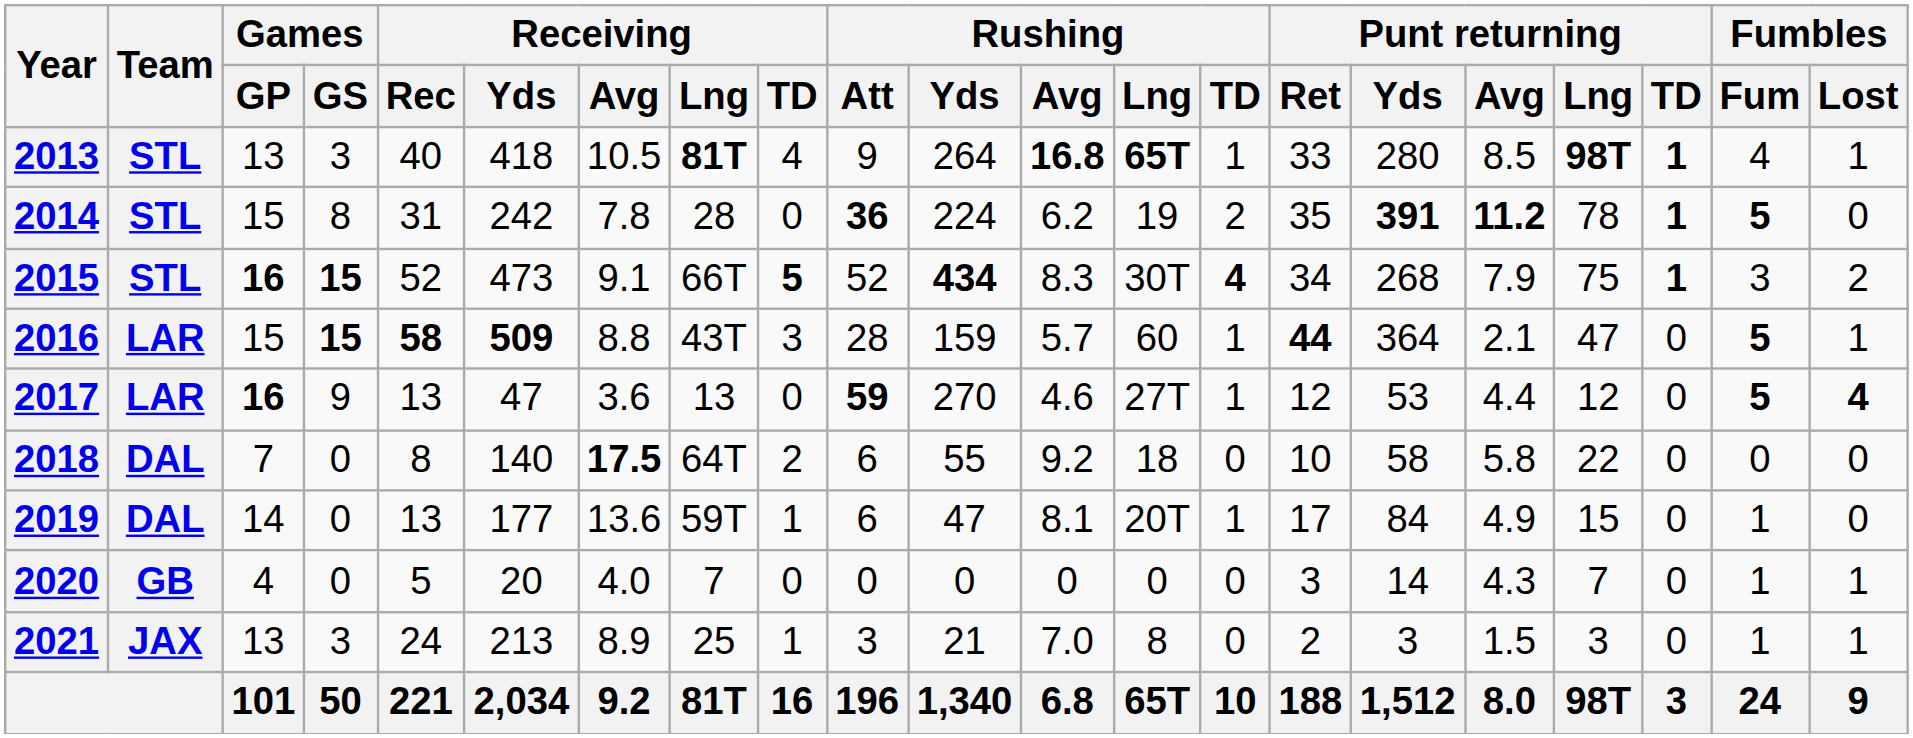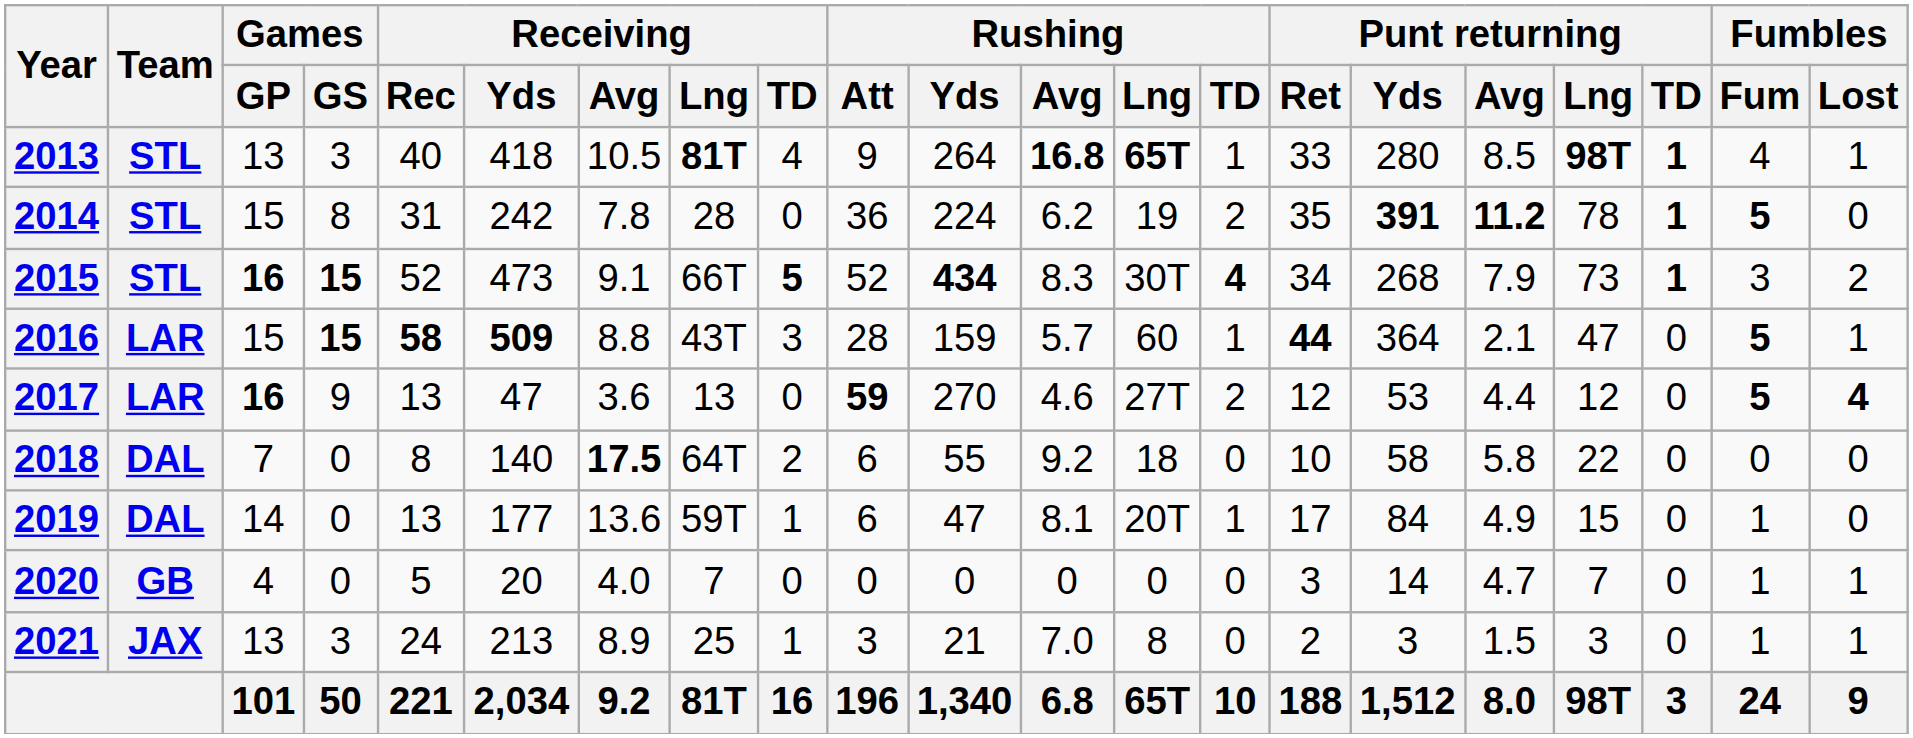(867, 216) bold -> (867, 216) normal
(1598, 277) 75 -> (1598, 277) 73
(1235, 398) 1 -> (1235, 398) 2
(1509, 580) 4.3 -> (1509, 580) 4.7
